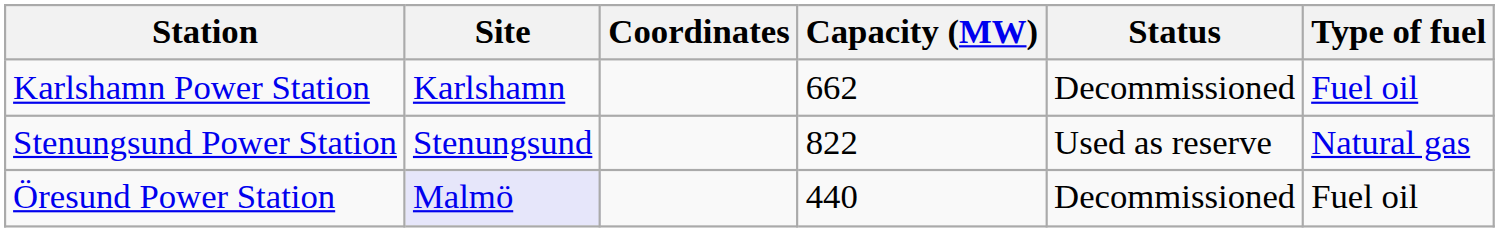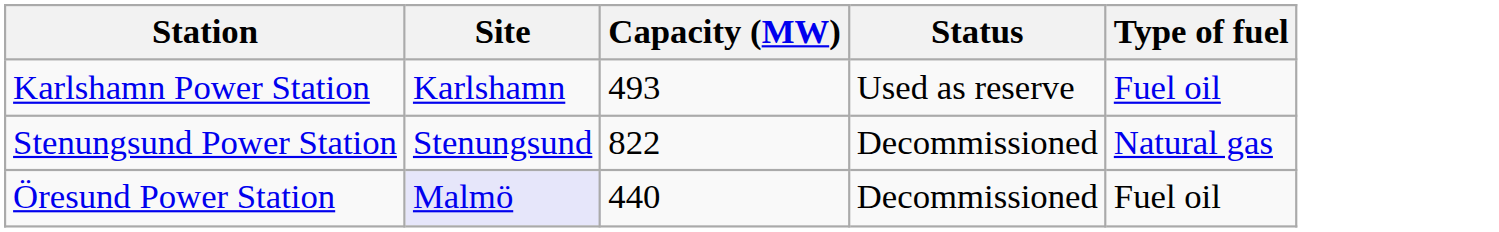- column: (699, 32)
(832, 87) 662 -> (634, 87) 493
(1175, 87) Decommissioned -> (966, 87) Used as reserve
(1163, 142) Used as reserve -> (977, 142) Decommissioned
